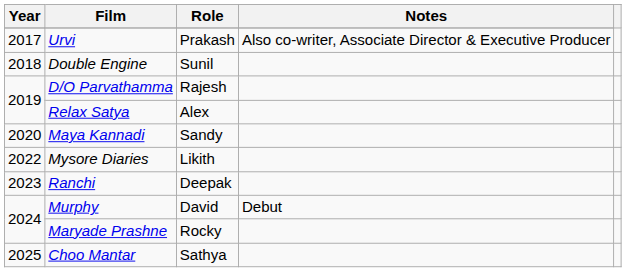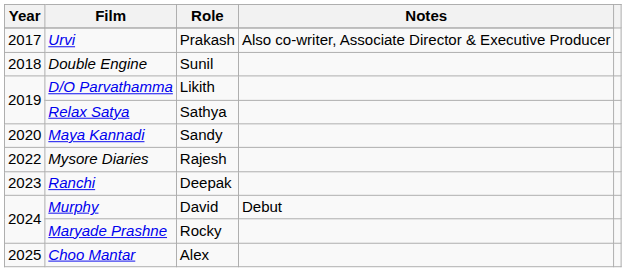(203, 87) Rajesh -> (197, 87) Likith
(194, 111) Alex -> (203, 111) Sathya
(197, 159) Likith -> (203, 159) Rajesh
(203, 254) Sathya -> (194, 254) Alex
